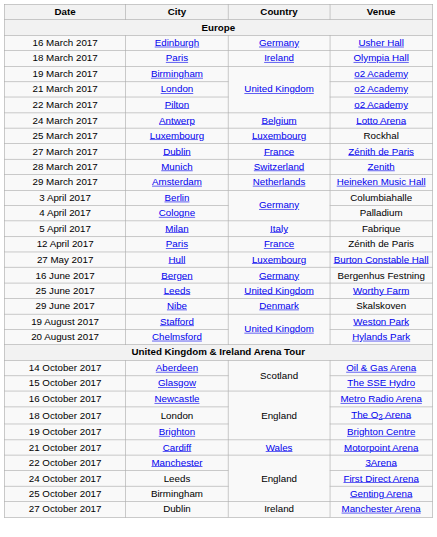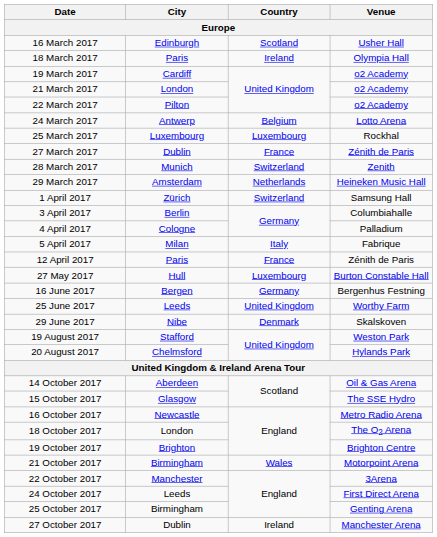(279, 43) Germany -> (279, 43) Scotland
(177, 74) Birmingham -> (177, 74) Cardiff
+ row: (65, 197)
(177, 447) Cardiff -> (177, 463) Birmingham
